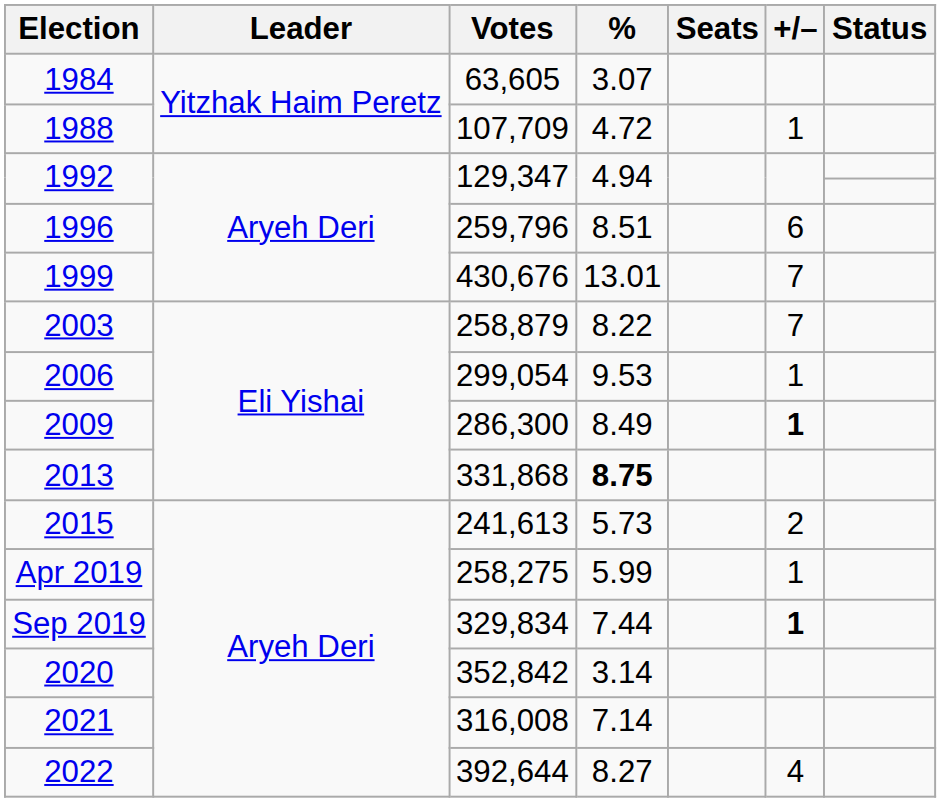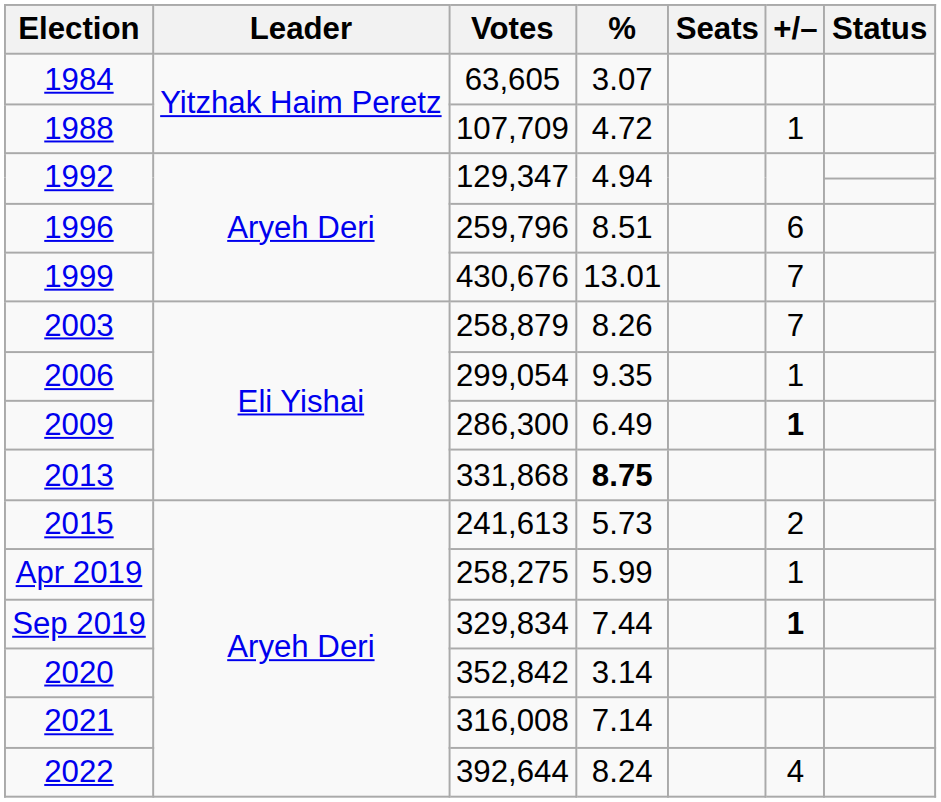(622, 326) 8.22 -> (622, 326) 8.26
(622, 375) 9.53 -> (622, 375) 9.35
(622, 425) 8.49 -> (622, 425) 6.49
(622, 771) 8.27 -> (622, 771) 8.24
